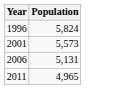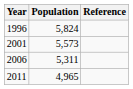+ column: (105, 12)
(67, 60) 5,131 -> (67, 60) 5,311
